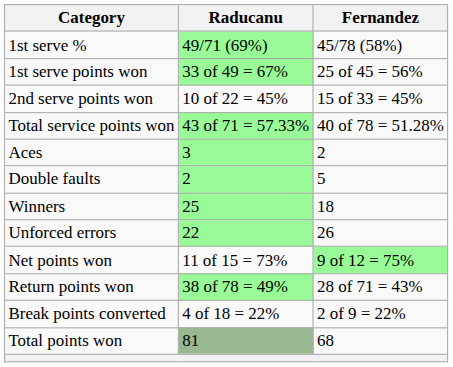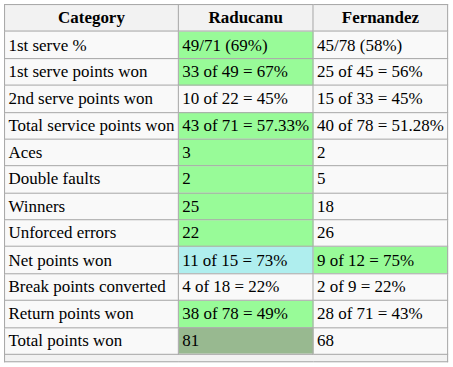(235, 260) no background -> (235, 260) paleturquoise background
rows swapped: (87, 313) <-> (71, 286)
